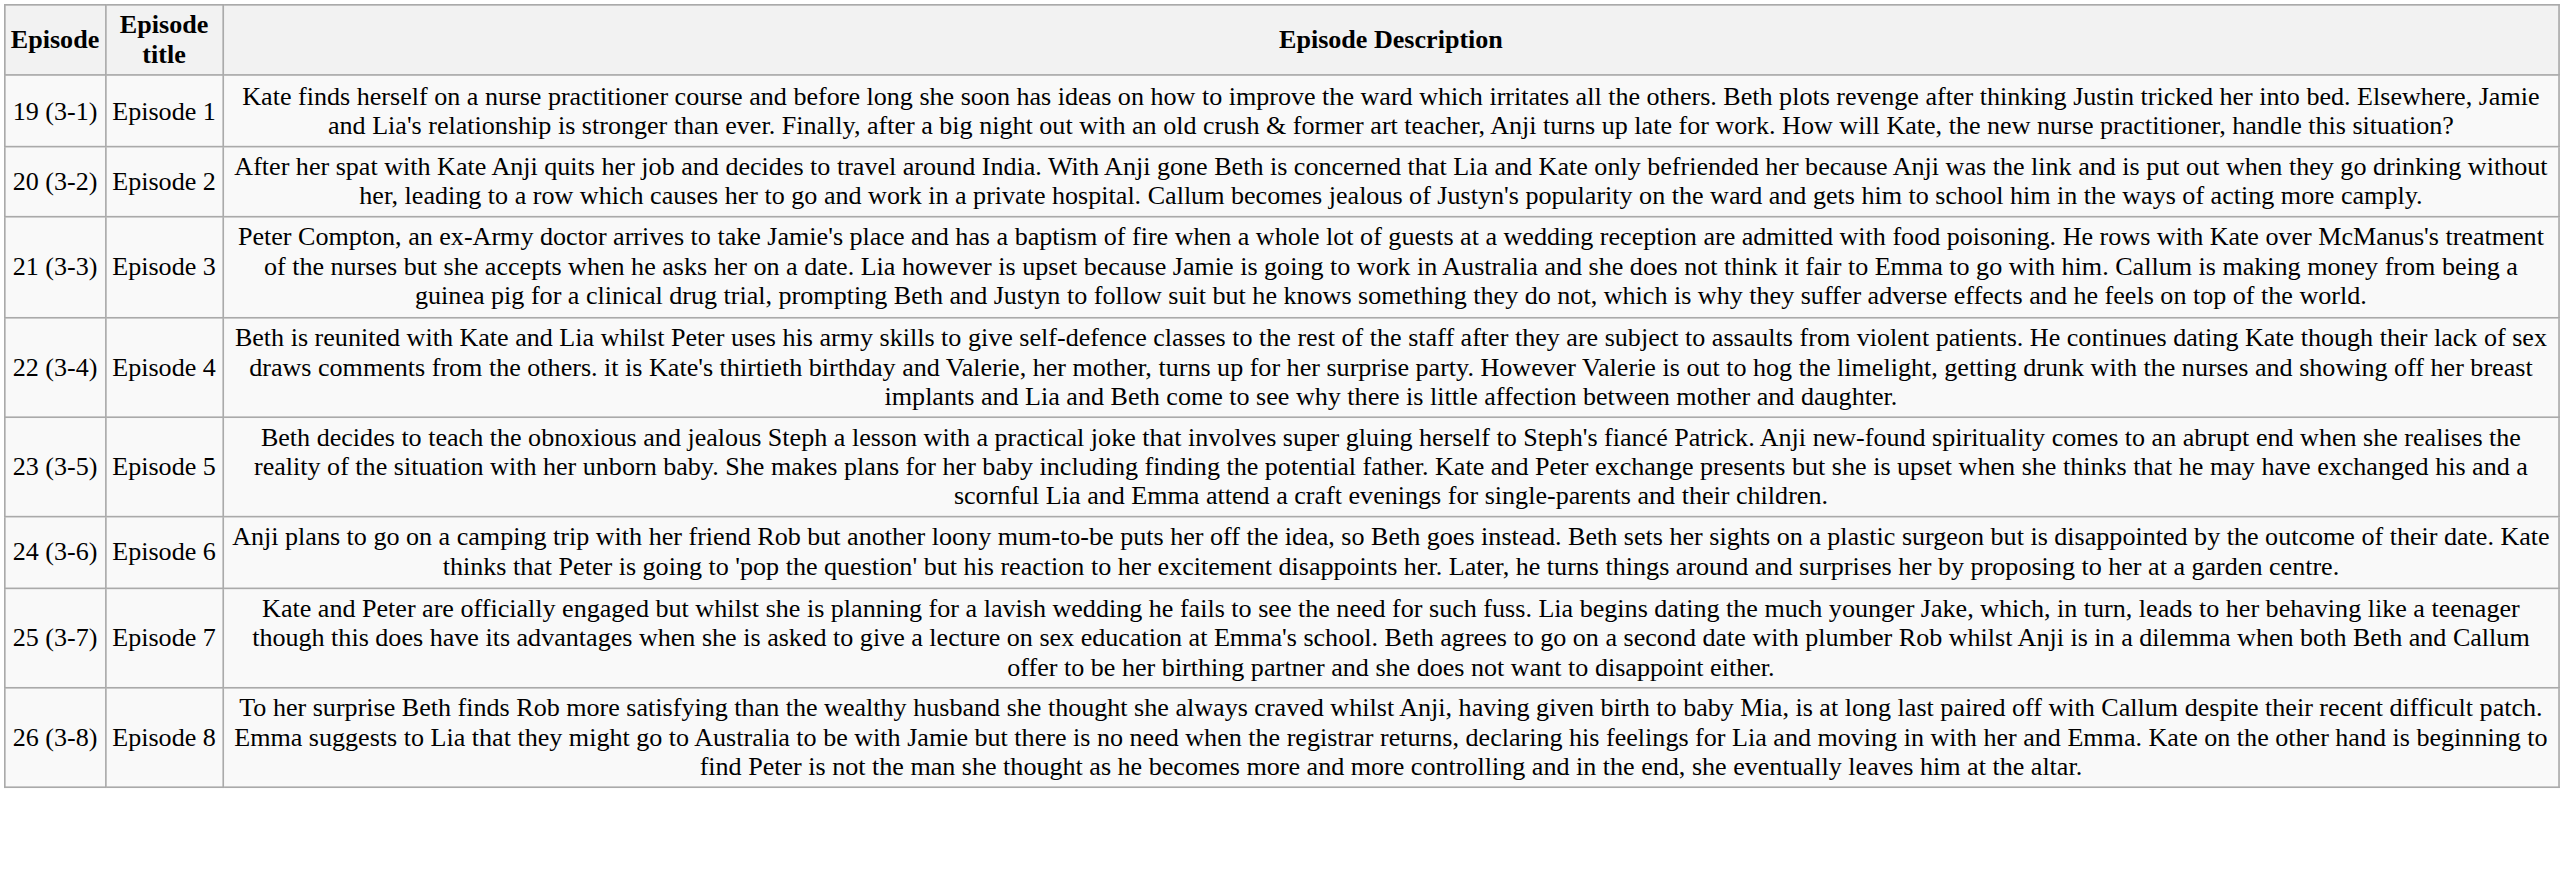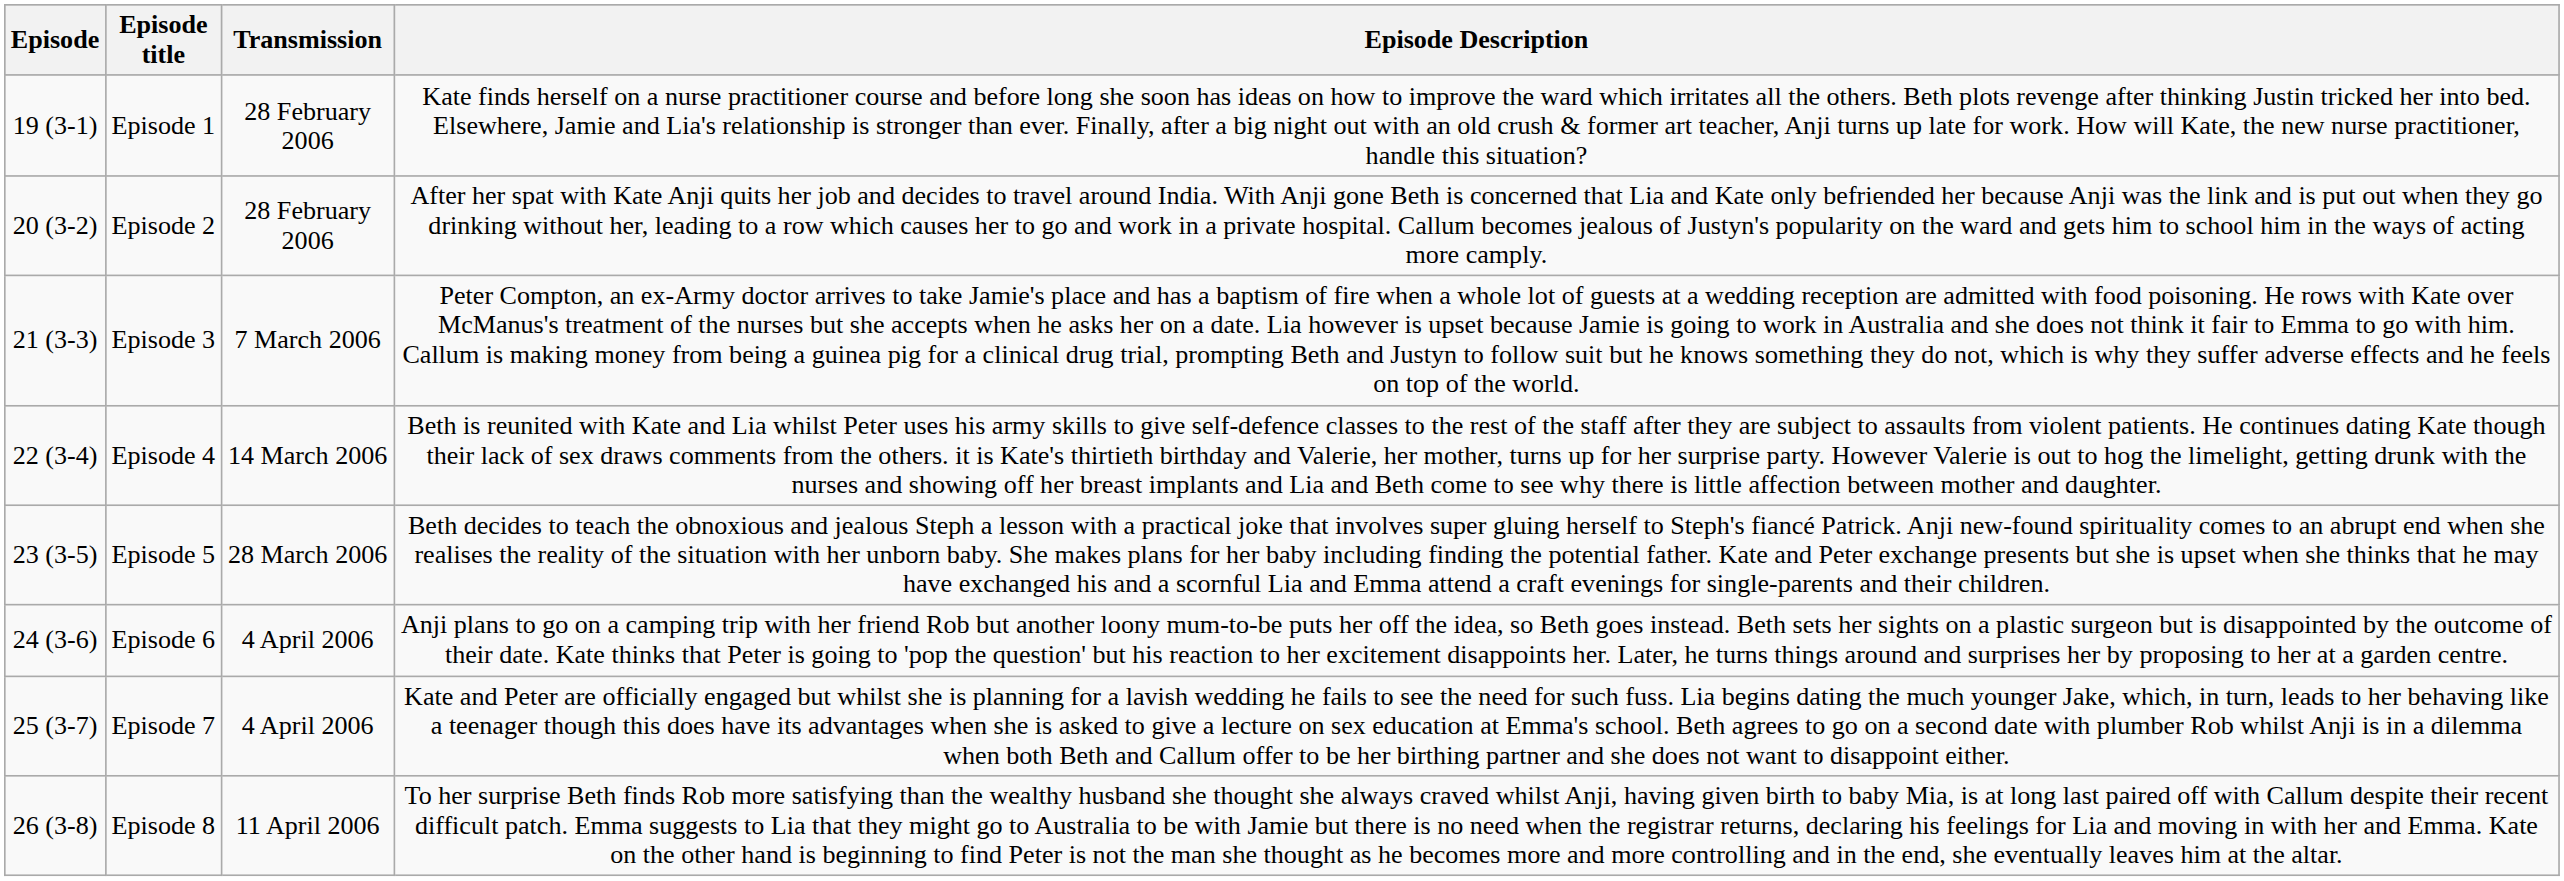+ column: (308, 39)
